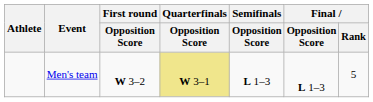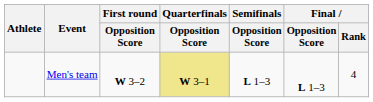(354, 75) 5 -> (354, 75) 4
